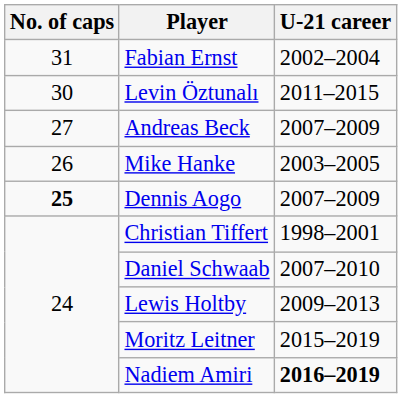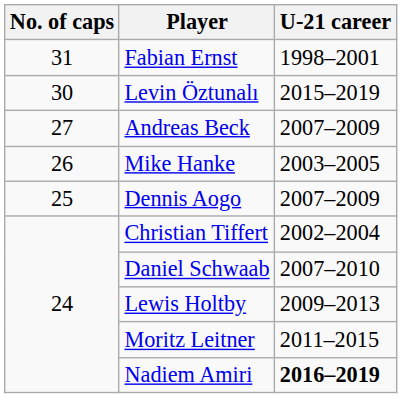(330, 57) 2002–2004 -> (330, 57) 1998–2001
(329, 92) 2011–2015 -> (330, 92) 2015–2019
(62, 198) bold -> (62, 198) normal
(330, 233) 1998–2001 -> (330, 233) 2002–2004
(330, 339) 2015–2019 -> (329, 339) 2011–2015
